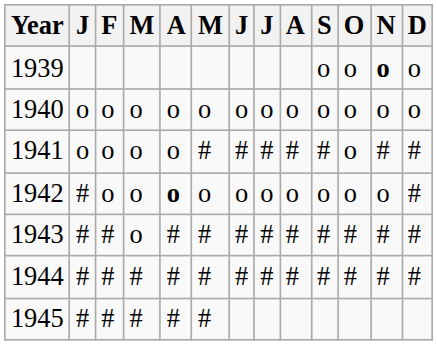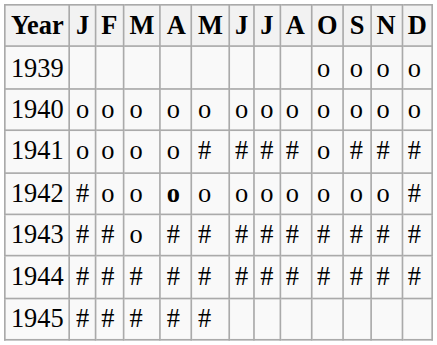columns swapped: (324, 25) <-> (354, 25)
(383, 67) bold -> (383, 67) normal
